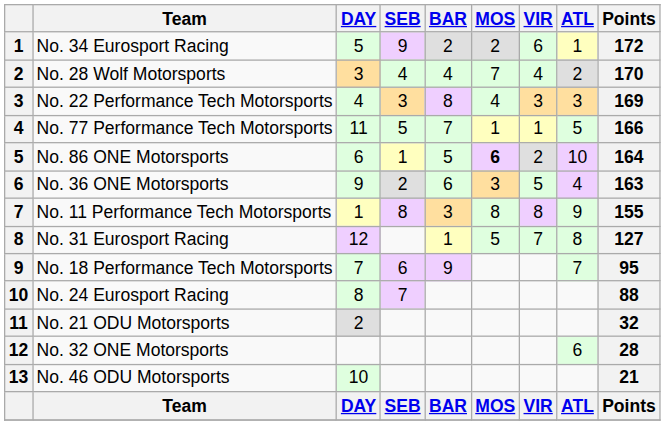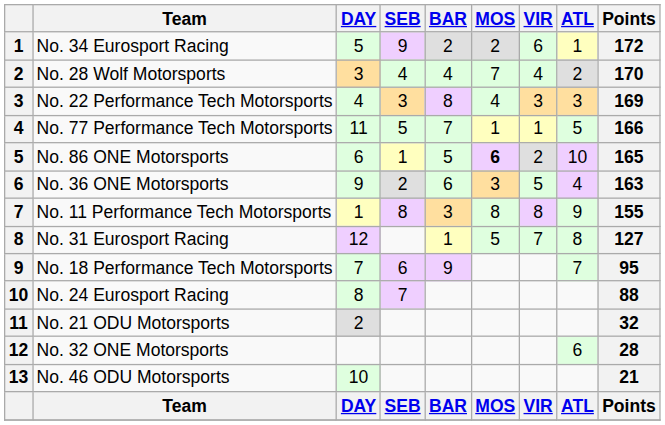(629, 156) 164 -> (629, 156) 165
